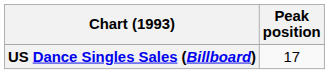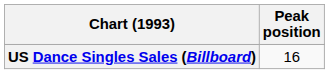(292, 56) 17 -> (292, 56) 16
